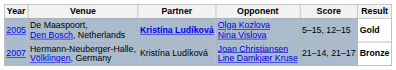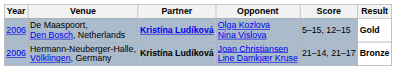(16, 30) 2005 -> (16, 30) 2006
(16, 54) 2007 -> (16, 54) 2006
(174, 54) normal -> (177, 54) bold
